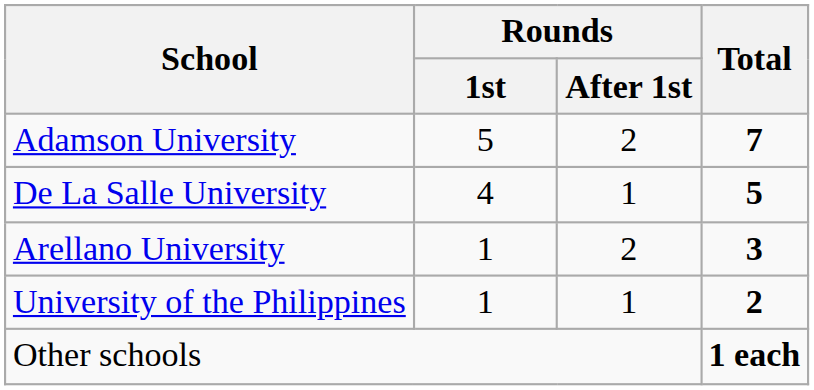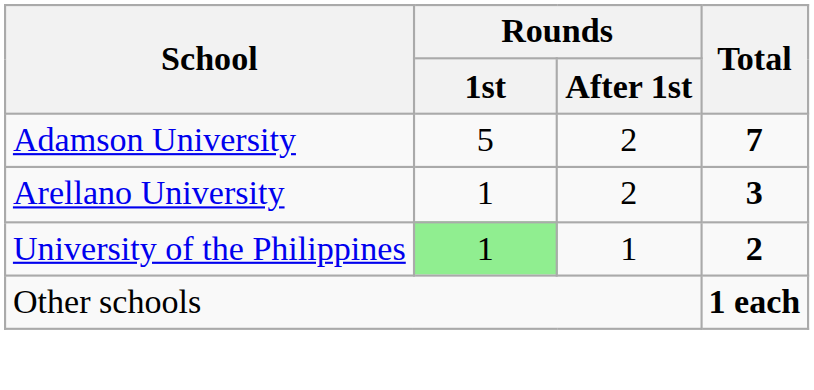- row: (170, 193)
(485, 301) no background -> (485, 247) lightgreen background
